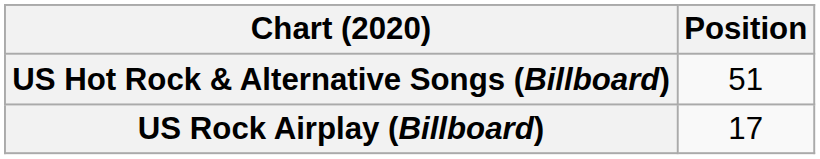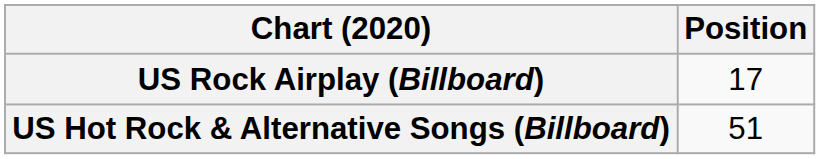rows swapped: (341, 78) <-> (341, 128)
